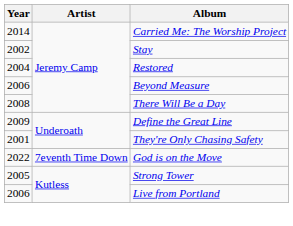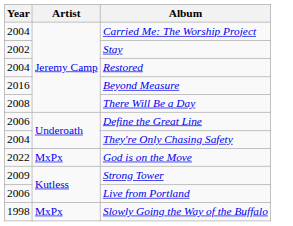(18, 31) 2014 -> (18, 31) 2004
(18, 85) 2006 -> (18, 85) 2016
(18, 121) 2009 -> (18, 121) 2006
(18, 139) 2001 -> (18, 139) 2004
(81, 157) 7eventh Time Down -> (49, 157) MxPx
(18, 175) 2005 -> (18, 175) 2009
+ row: (185, 211)
